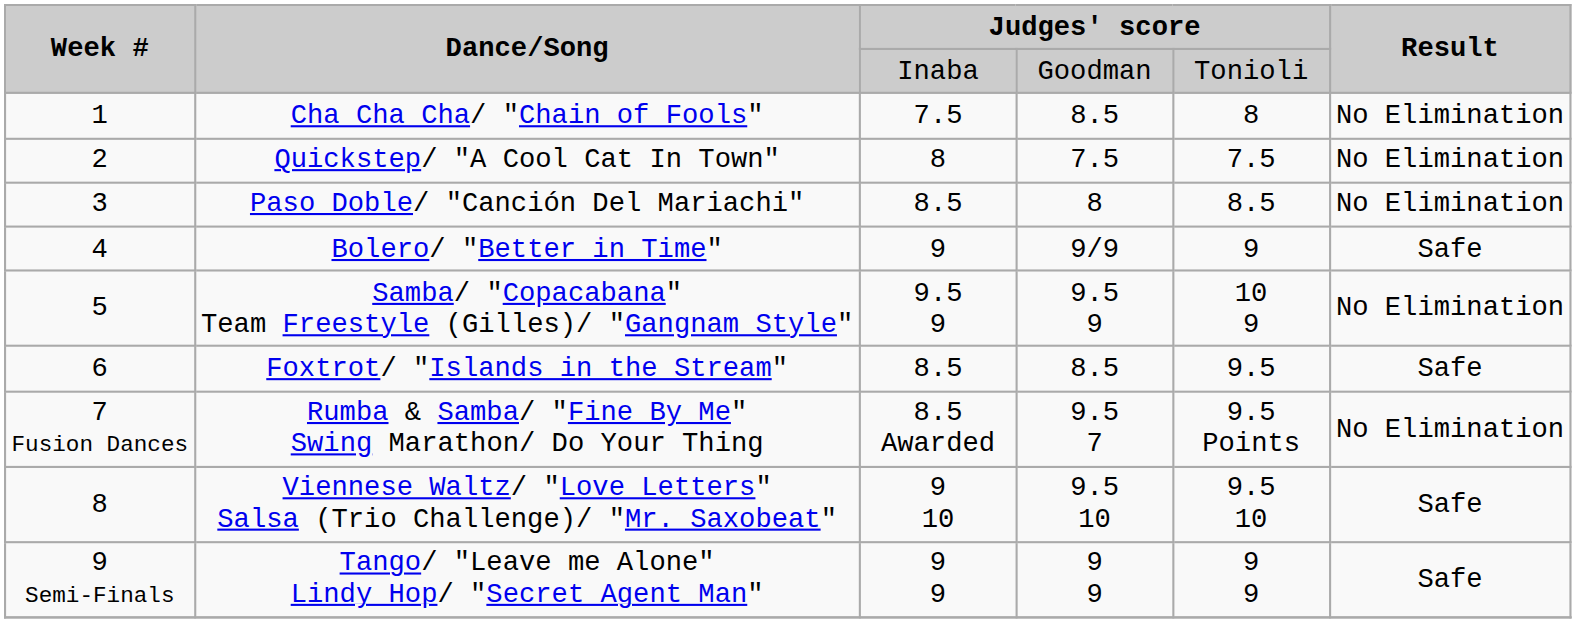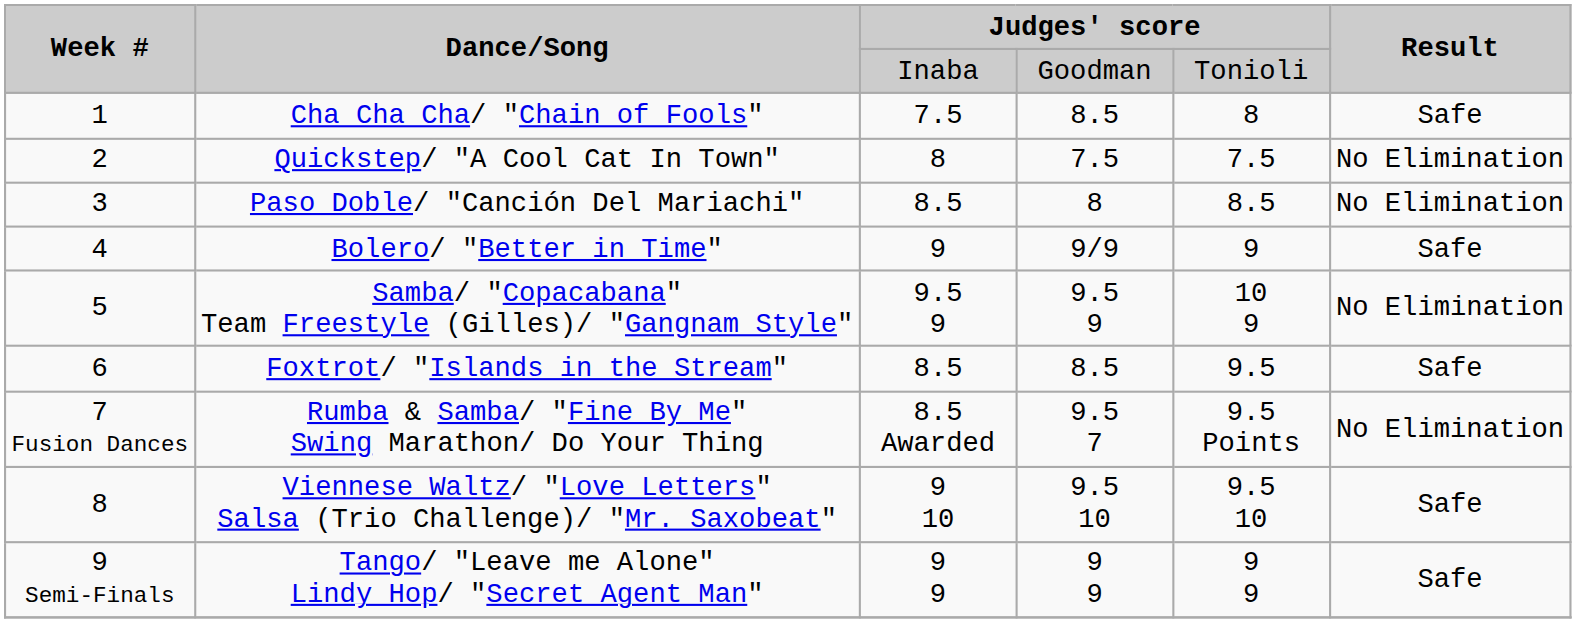(1450, 116) No Elimination -> (1450, 116) Safe
